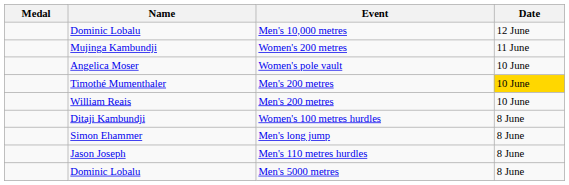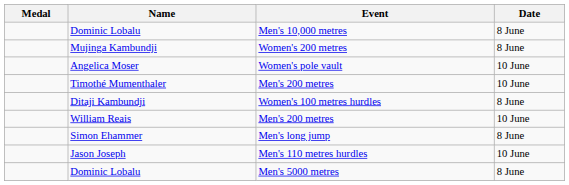(513, 31) 12 June -> (510, 31) 8 June
(513, 48) 11 June -> (510, 48) 8 June
(513, 83) gold background -> (513, 83) no background
rows swapped: (108, 119) <-> (101, 101)
(510, 154) 8 June -> (513, 154) 10 June
